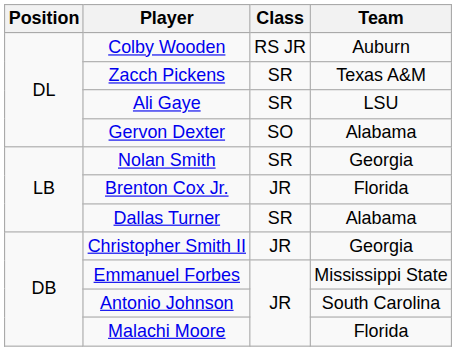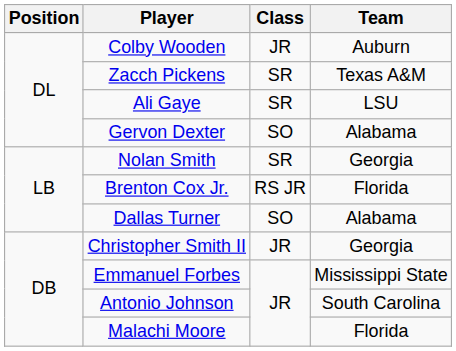(280, 47) RS JR -> (280, 47) JR
(280, 189) JR -> (280, 189) RS JR
(280, 217) SR -> (280, 217) SO
